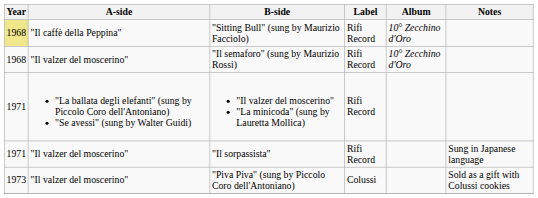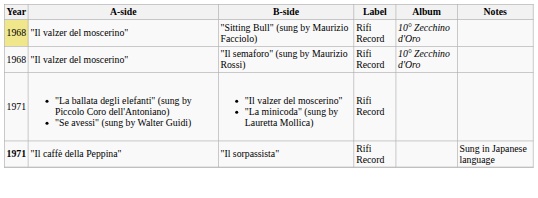(76, 33) "Il caffè della Peppina" -> (79, 33) "Il valzer del moscerino"
(16, 154) normal -> (16, 154) bold
(79, 154) "Il valzer del moscerino" -> (76, 154) "Il caffè della Peppina"
- row: (269, 180)
